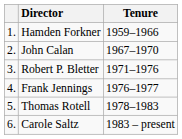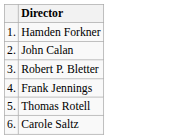- column: (140, 13)
